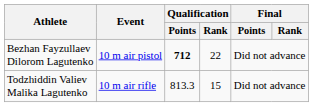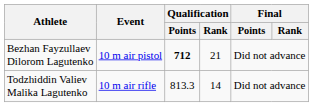(216, 55) 22 -> (216, 55) 21
(216, 86) 15 -> (216, 86) 14
